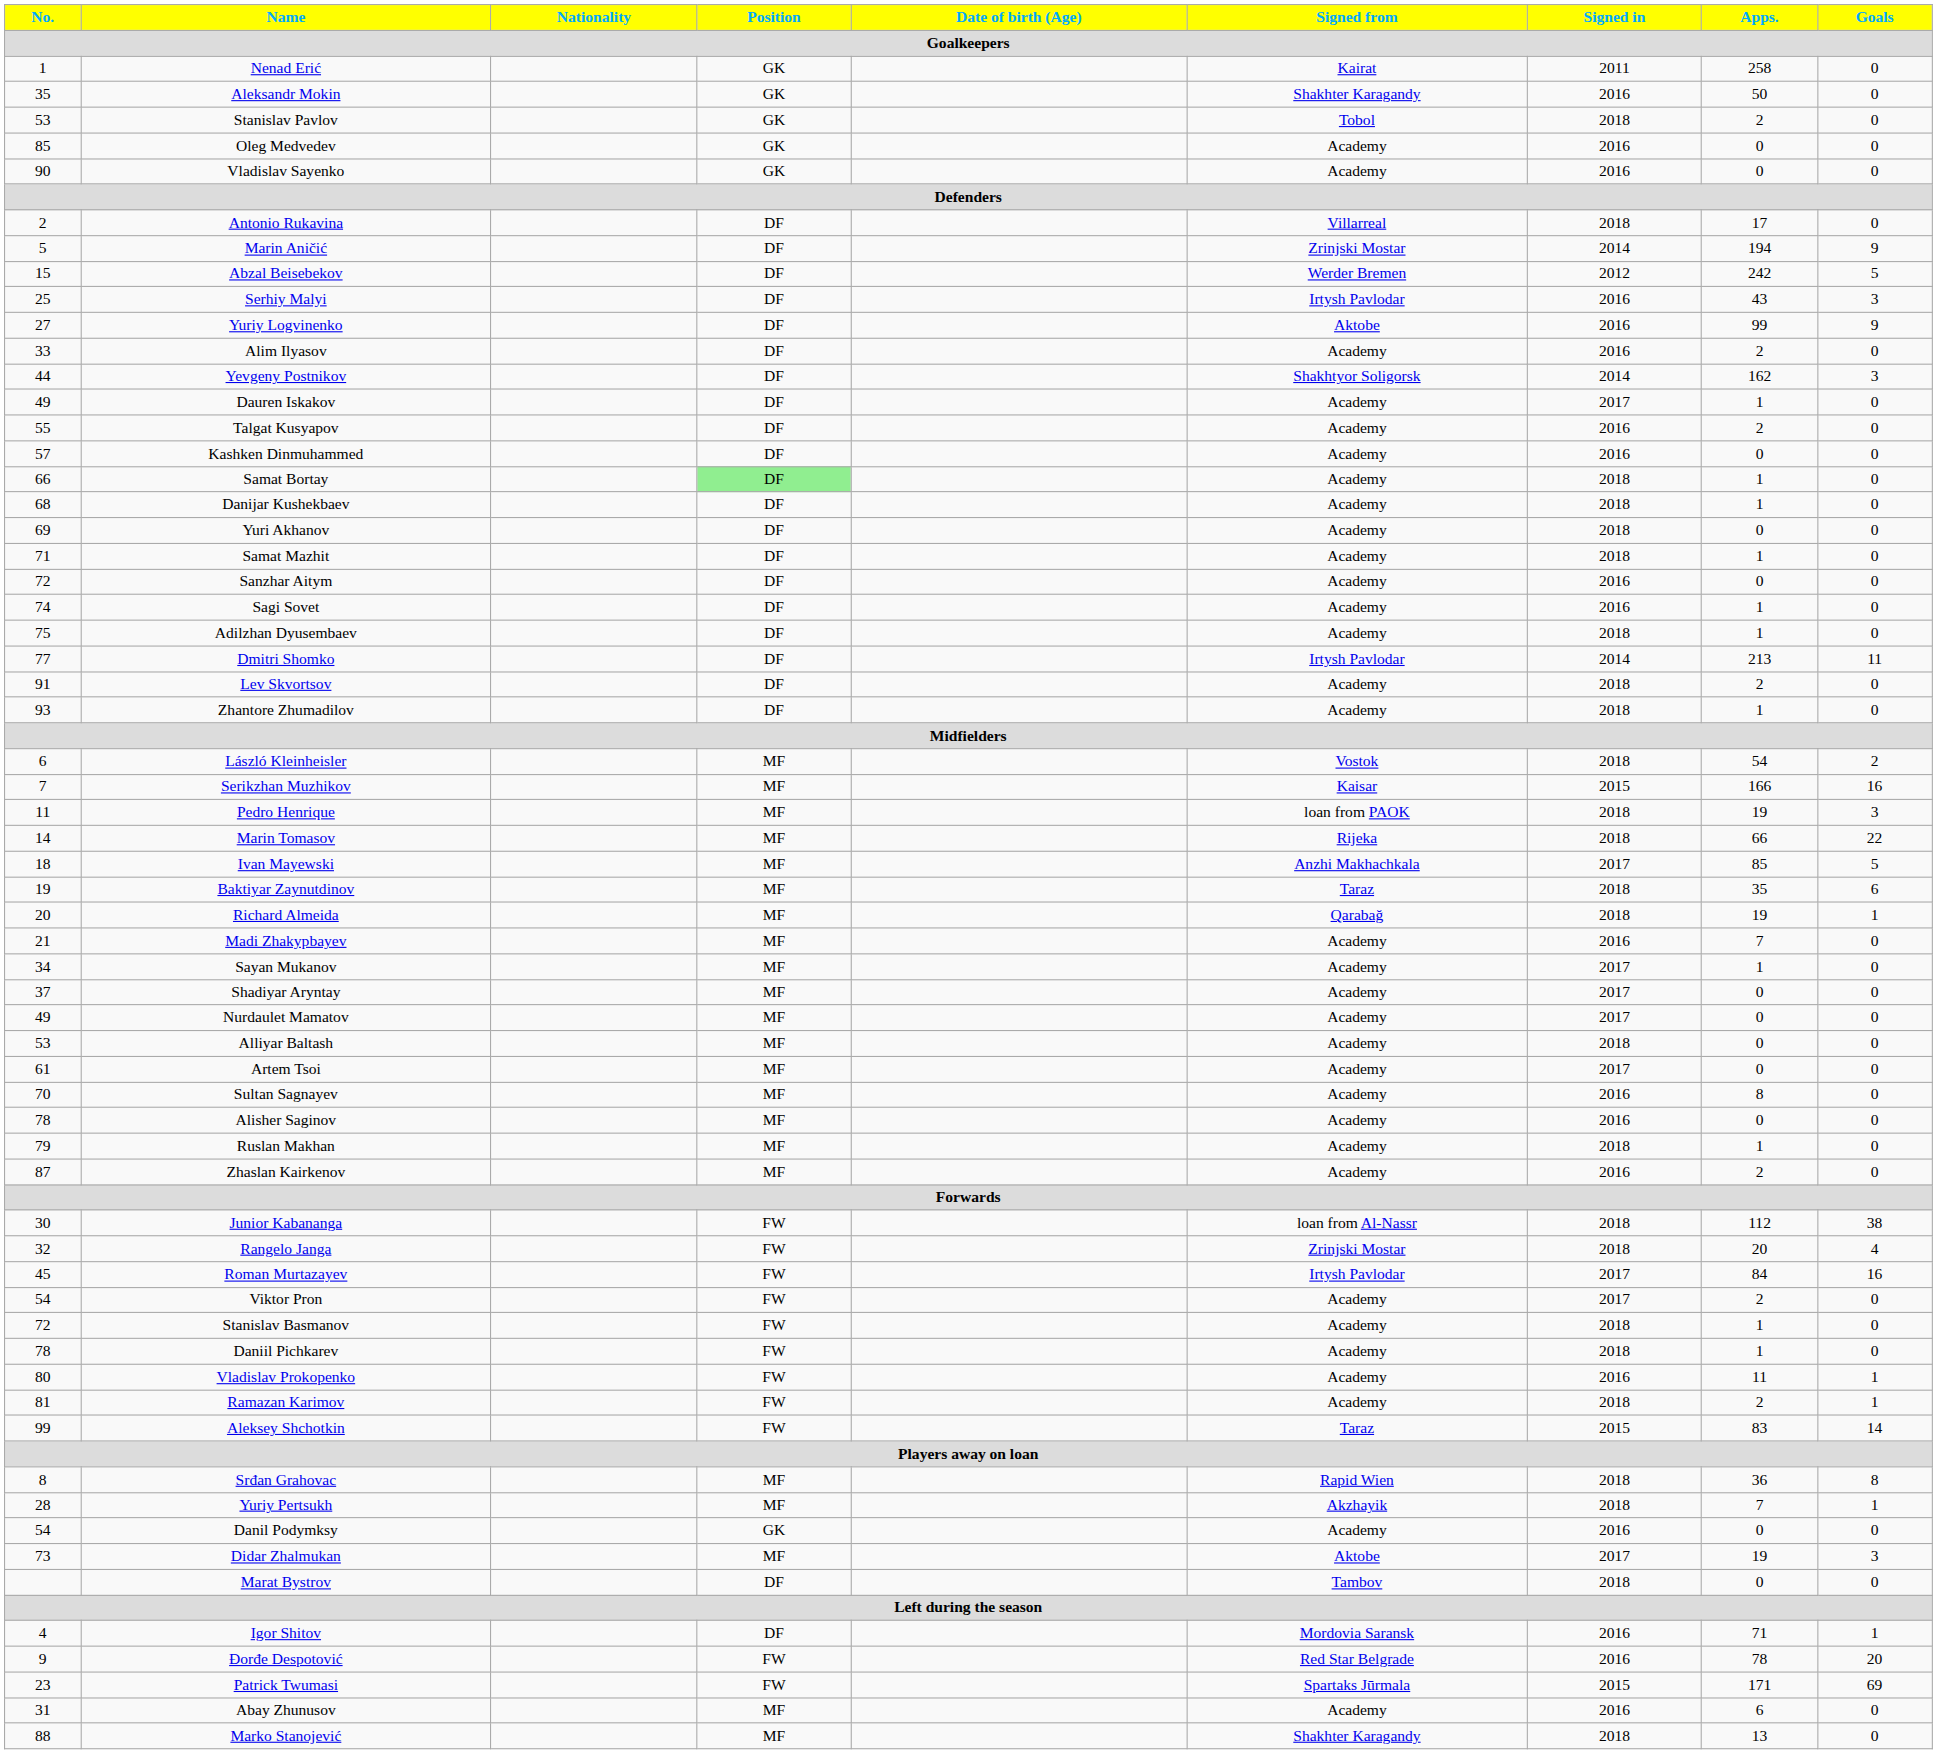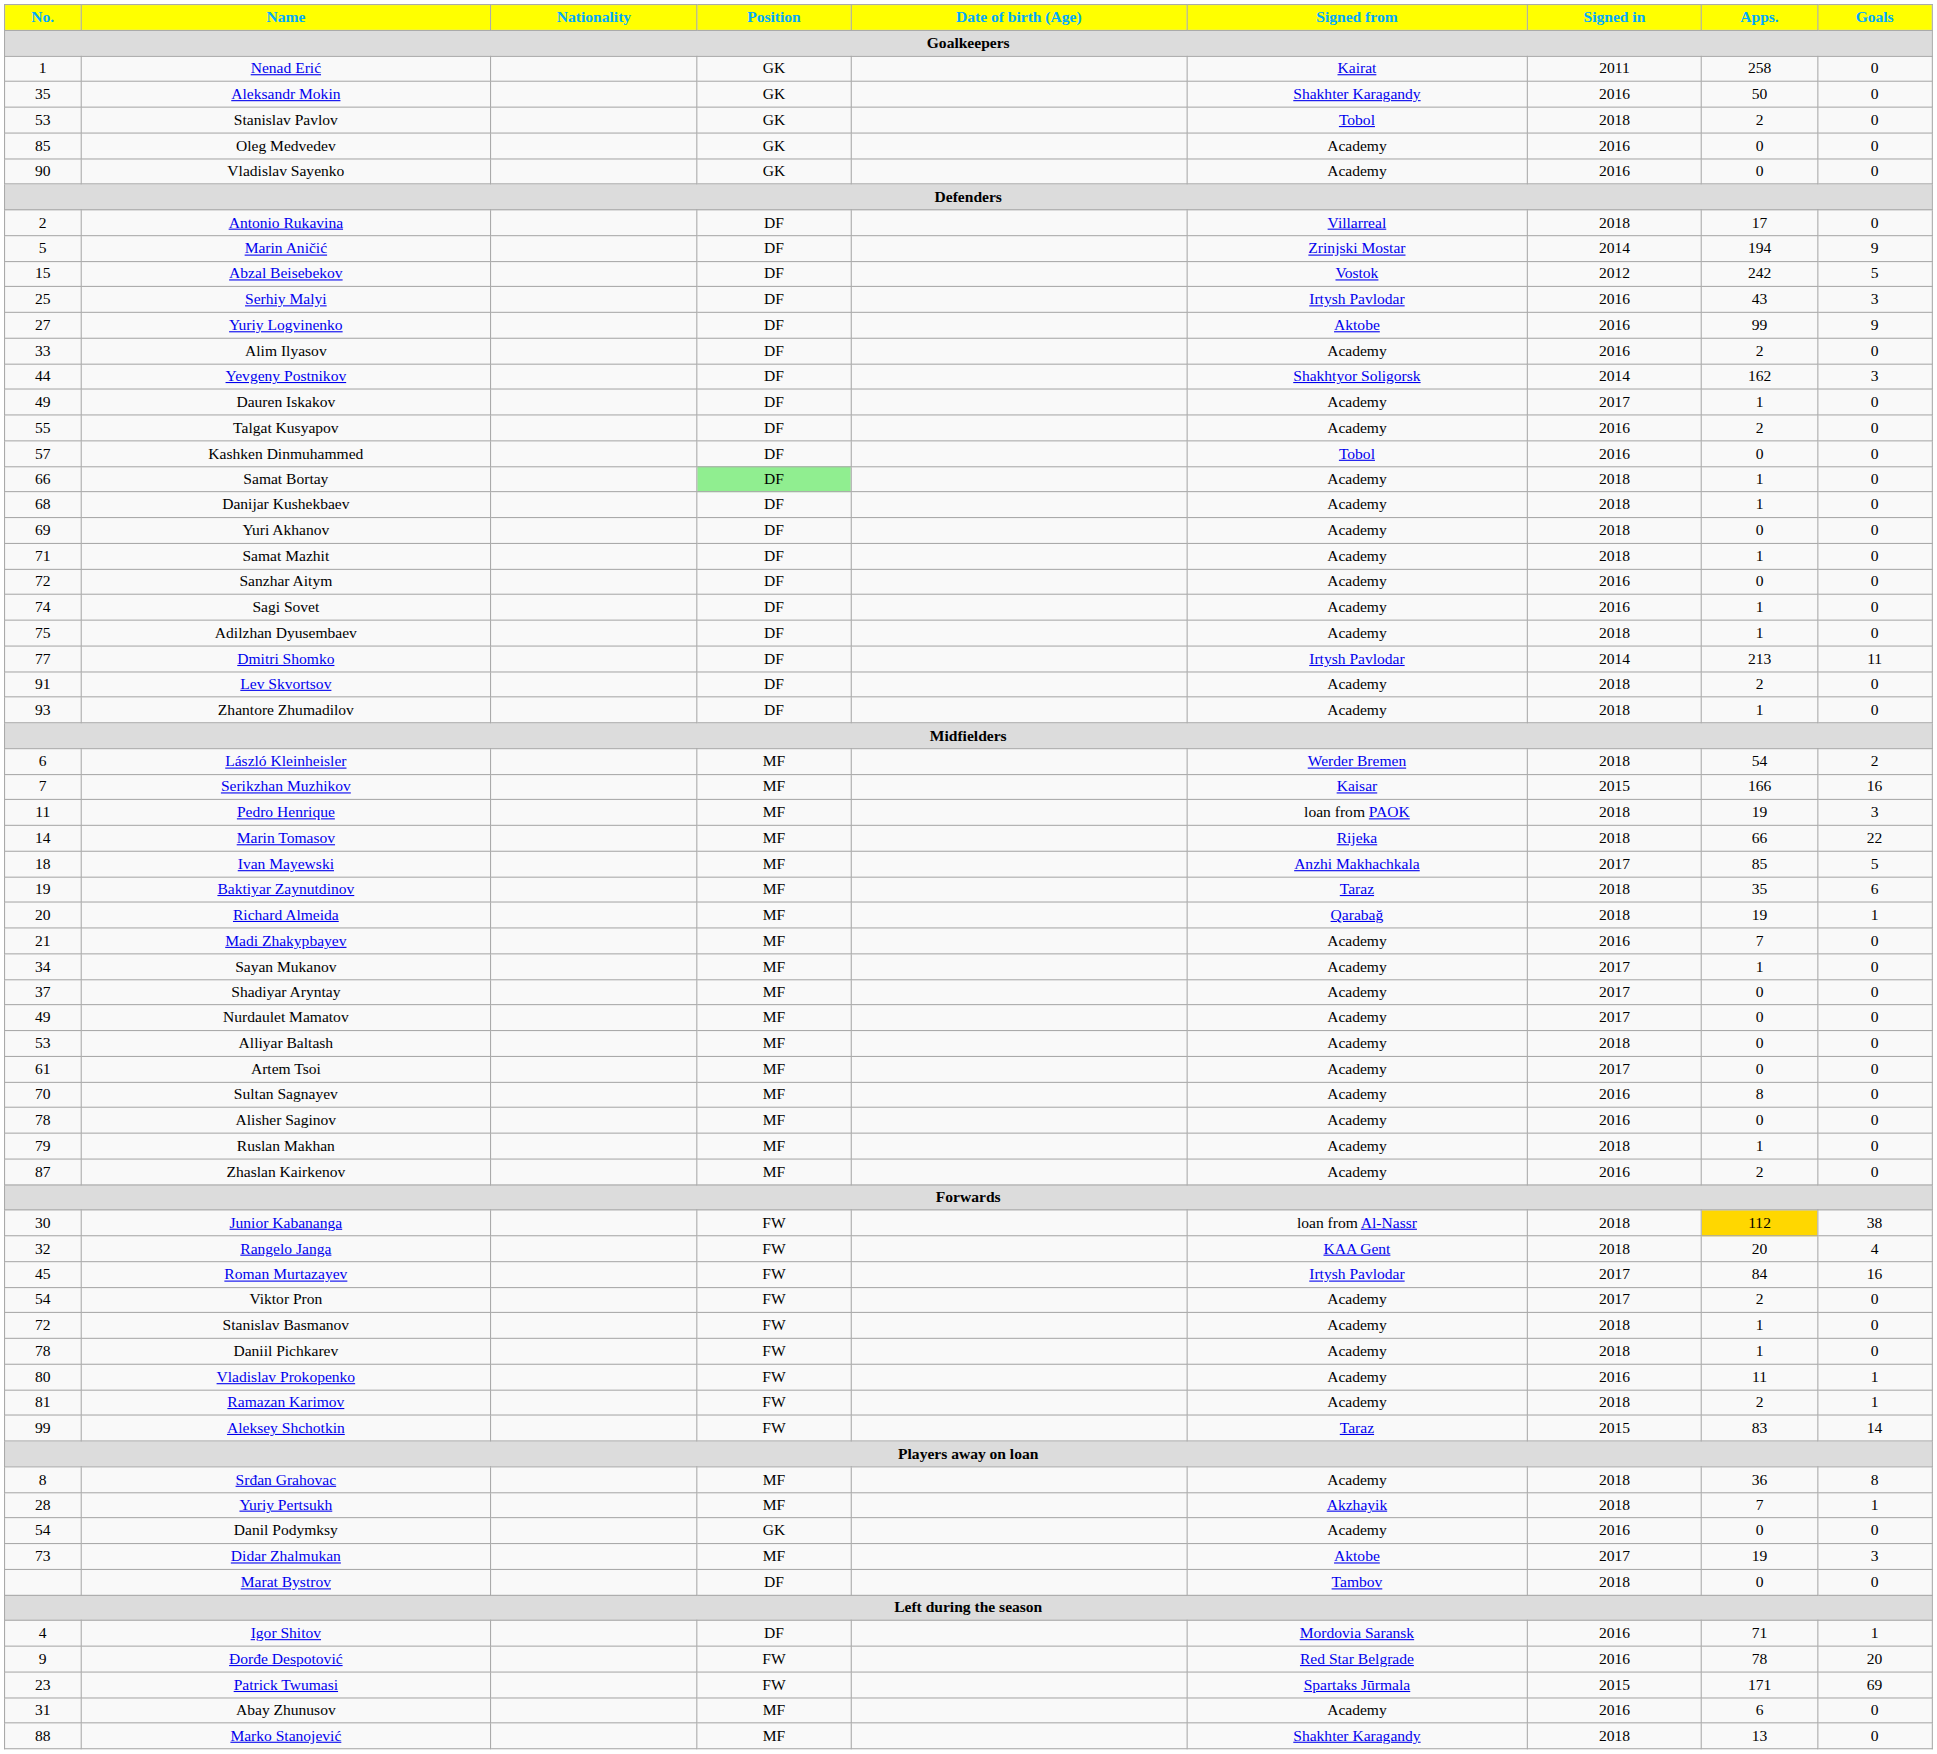(1357, 274) Werder Bremen -> (1357, 274) Vostok
(1357, 453) Academy -> (1357, 453) Tobol
(1357, 761) Vostok -> (1357, 761) Werder Bremen
(1760, 1223) no background -> (1760, 1223) gold background
(1357, 1248) Zrinjski Mostar -> (1357, 1248) KAA Gent
(1357, 1479) Rapid Wien -> (1357, 1479) Academy
